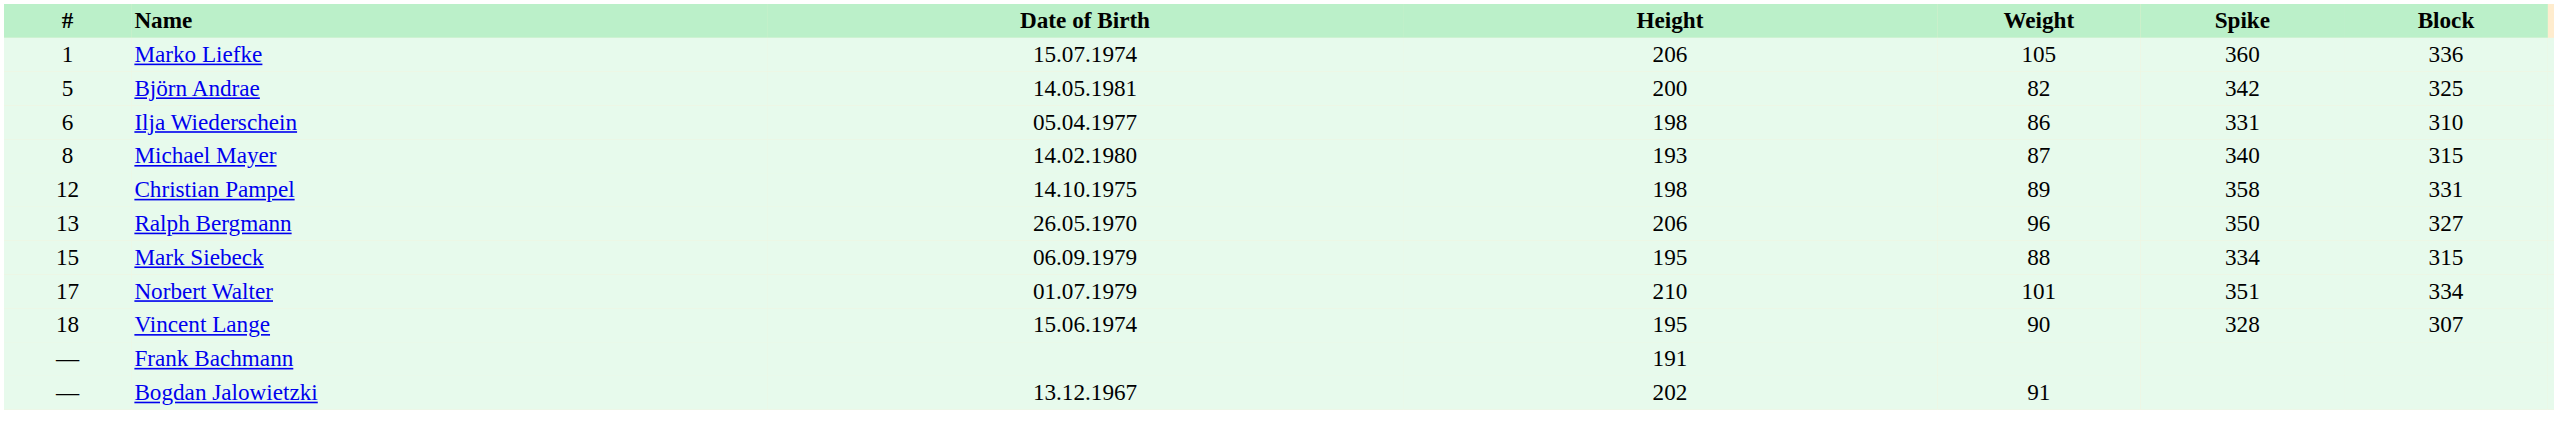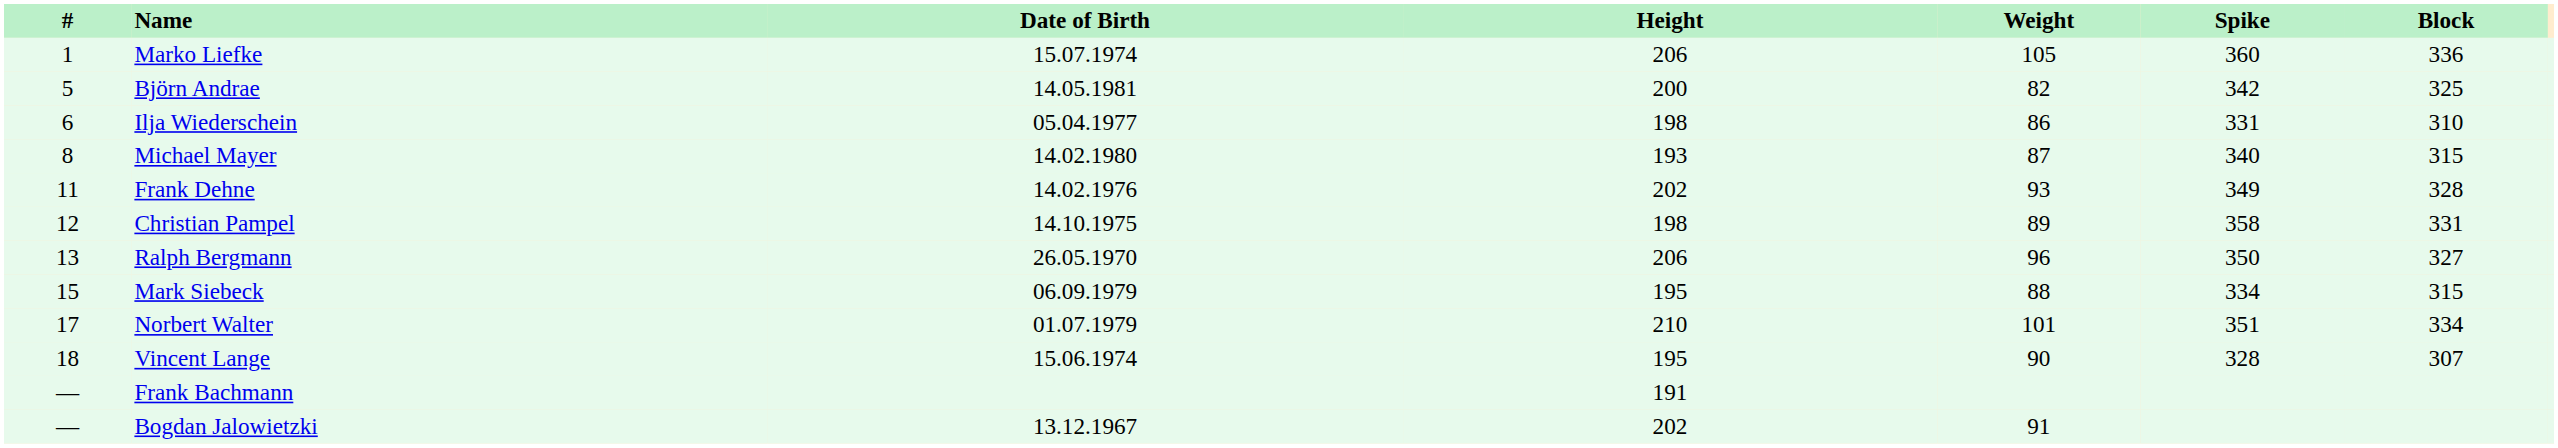+ row: (195, 189)
